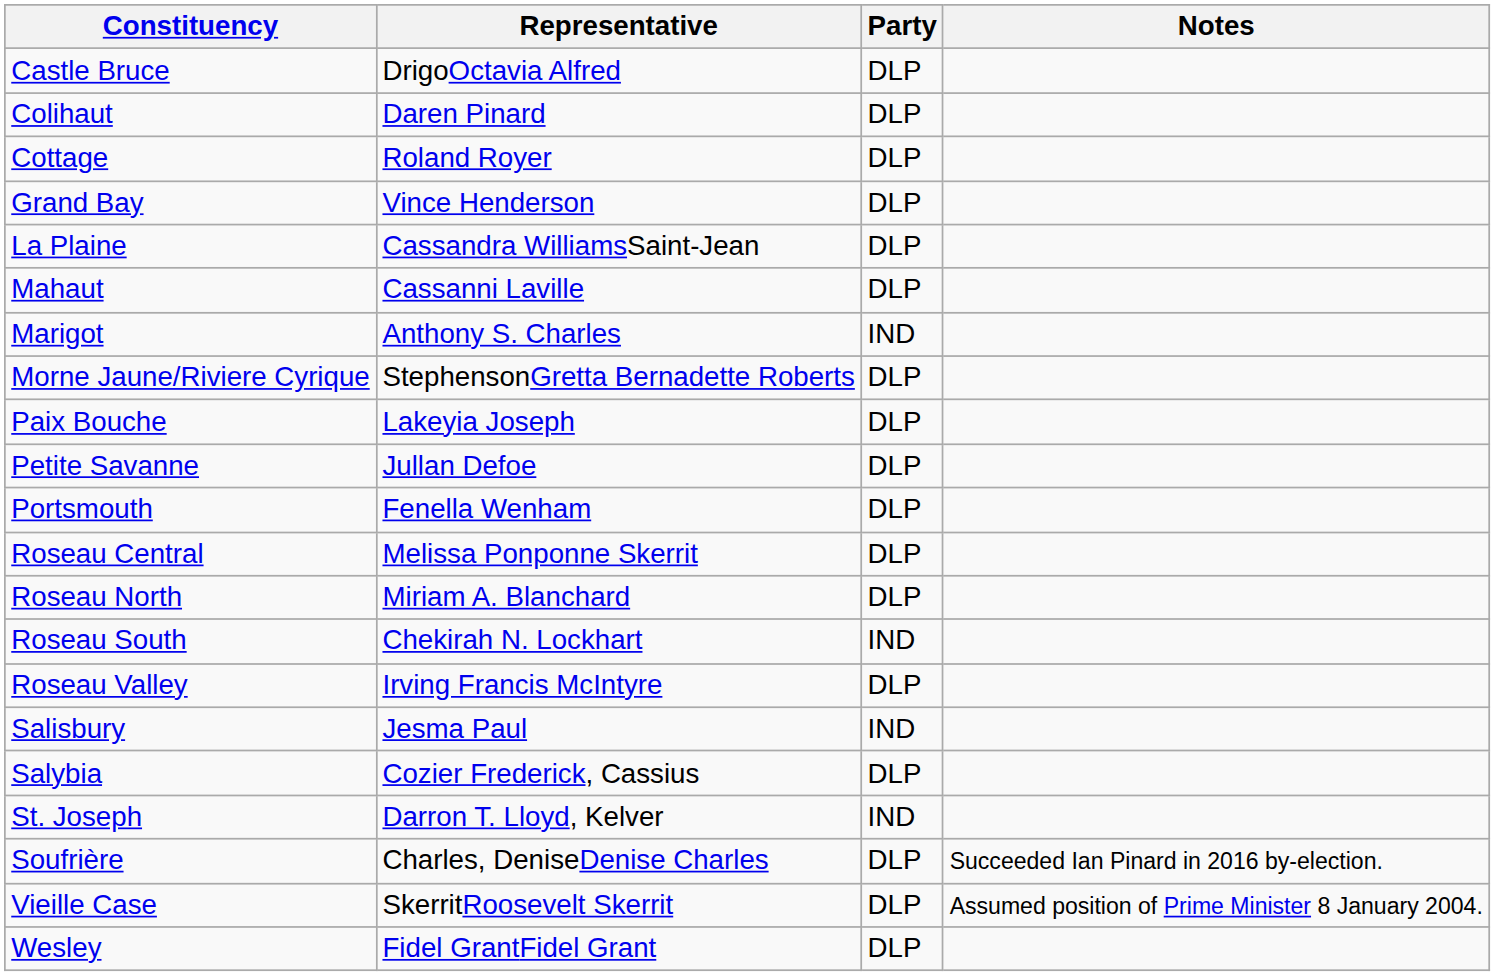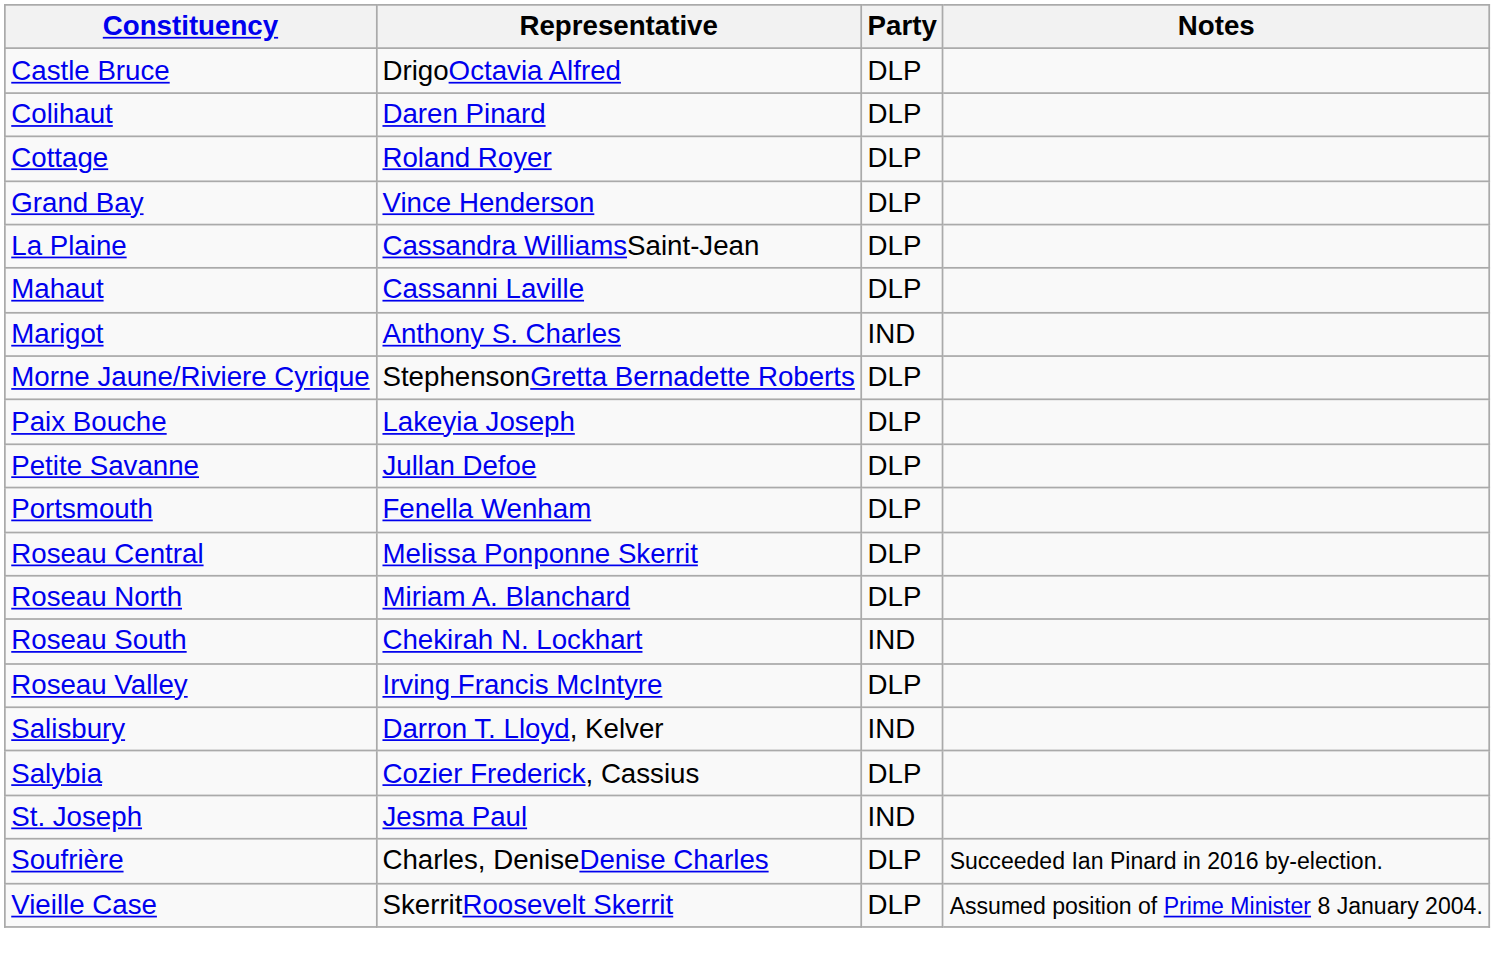(455, 728) Jesma Paul -> (523, 728) Darron T. Lloyd, Kelver
(523, 816) Darron T. Lloyd, Kelver -> (455, 816) Jesma Paul
- row: (56, 948)
